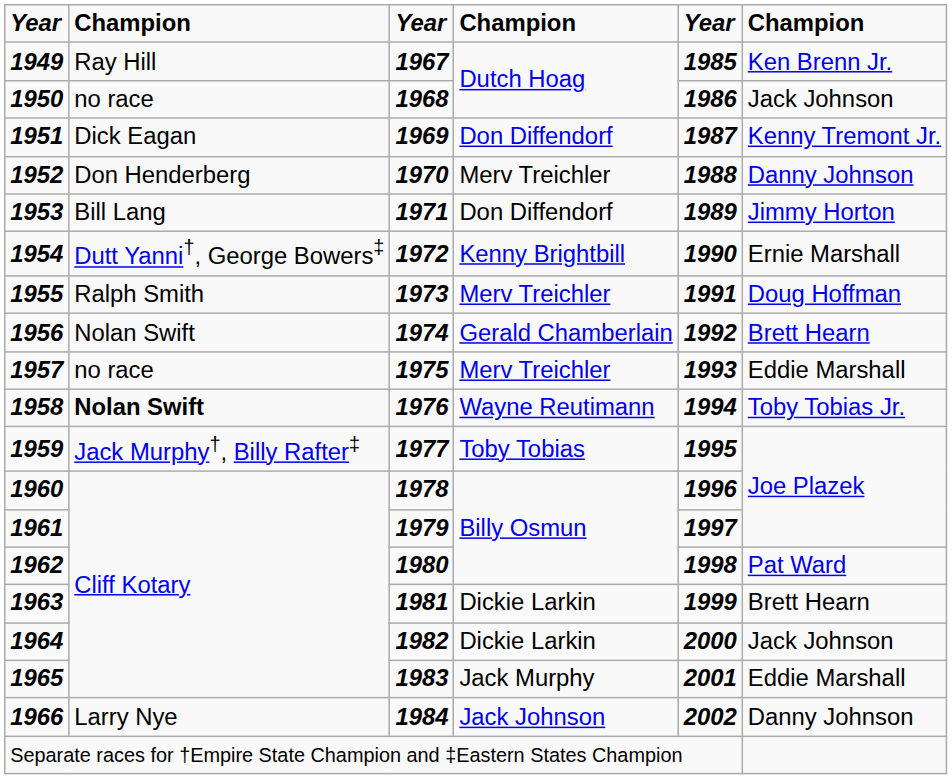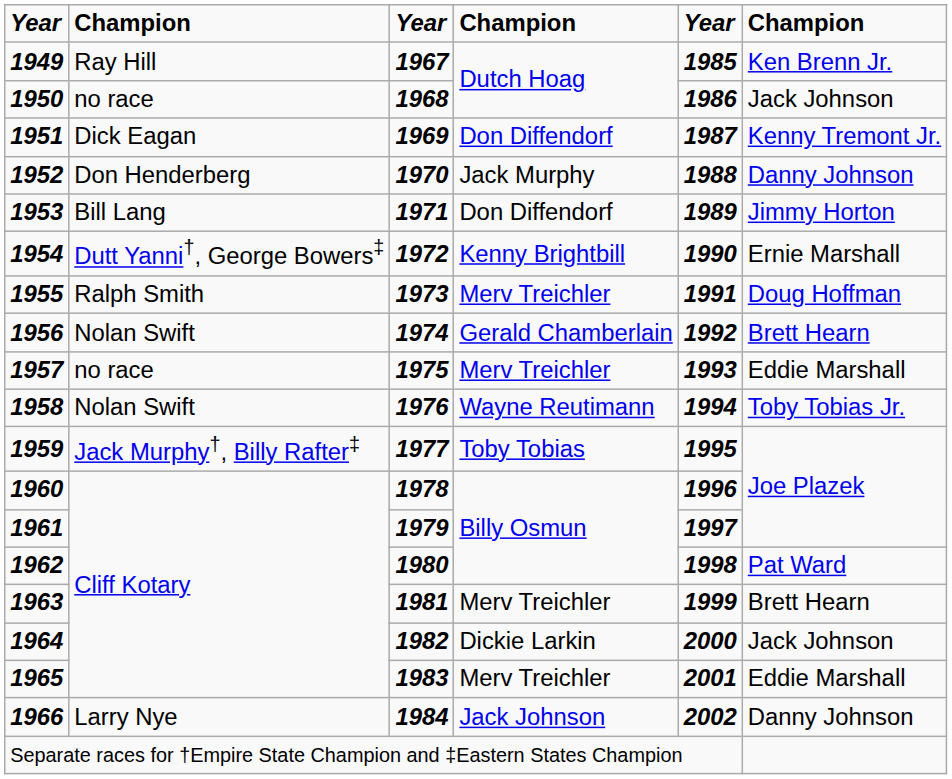(535, 174) Merv Treichler -> (527, 174) Jack Murphy
(139, 407) bold -> (135, 407) normal
(528, 603) Dickie Larkin -> (535, 603) Merv Treichler
(527, 679) Jack Murphy -> (535, 679) Merv Treichler
